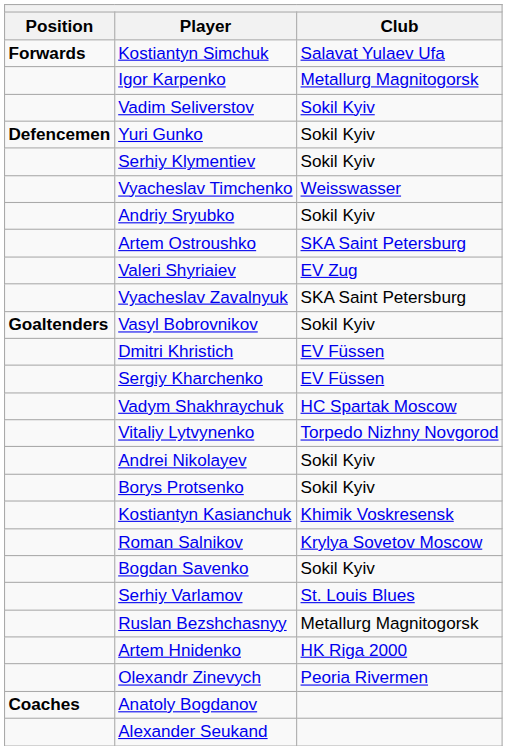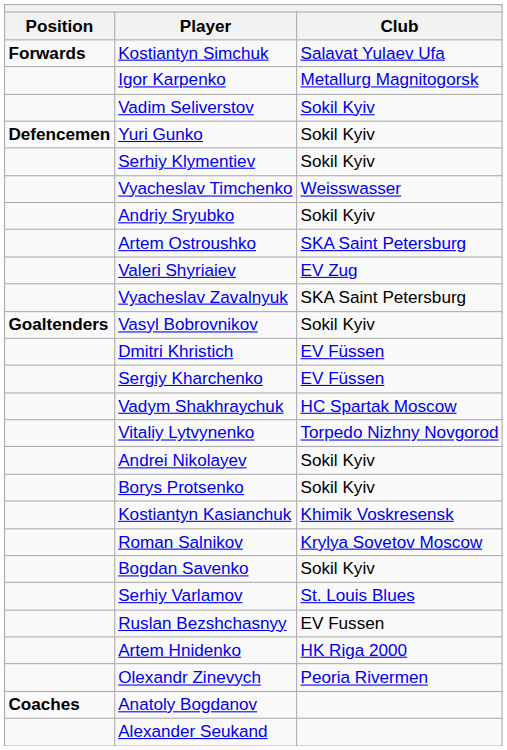(390, 623) Metallurg Magnitogorsk -> (342, 623) EV Fussen
